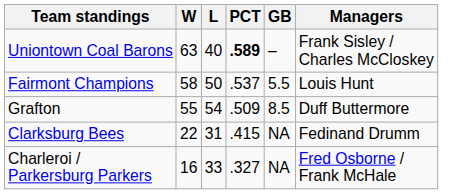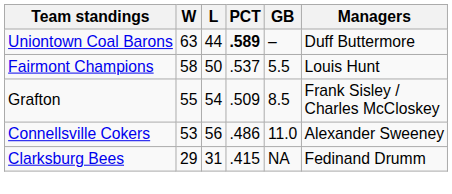(213, 50) 40 -> (213, 41) 44
(366, 50) Frank Sisley / Charles McCloskey -> (360, 41) Duff Buttermore
(354, 109) Duff Buttermore -> (372, 100) Frank Sisley / Charles McCloskey
+ row: (79, 134)
(189, 134) 22 -> (189, 158) 29
- row: (80, 167)
